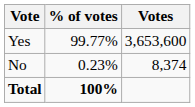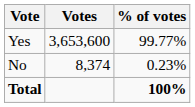columns swapped: (83, 16) <-> (156, 16)
